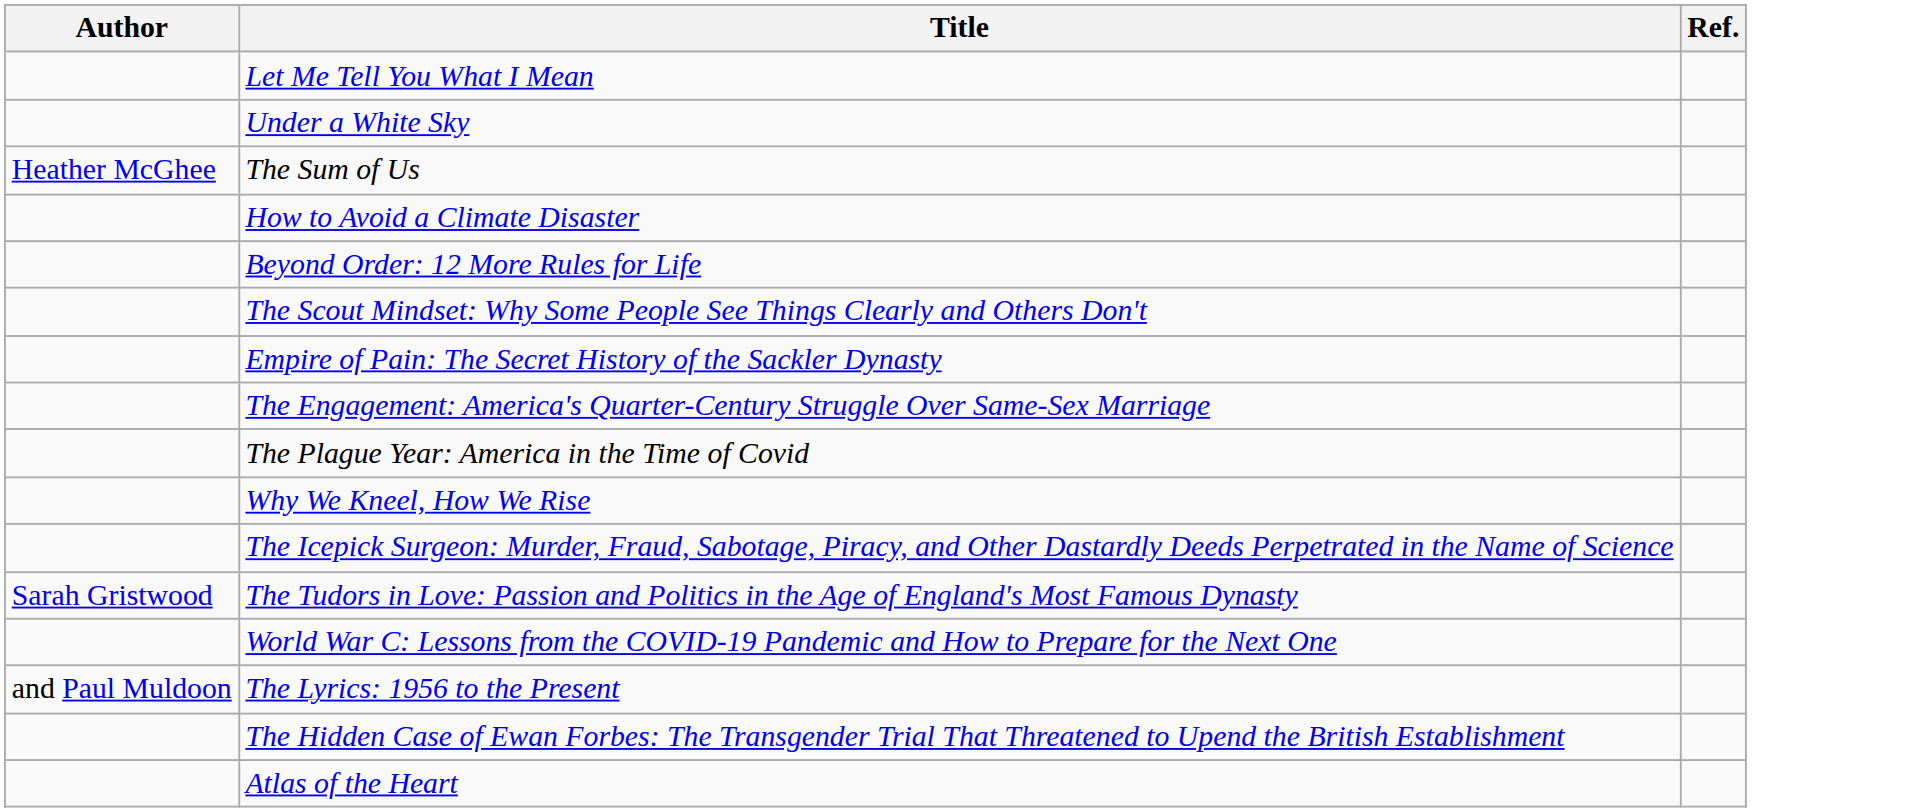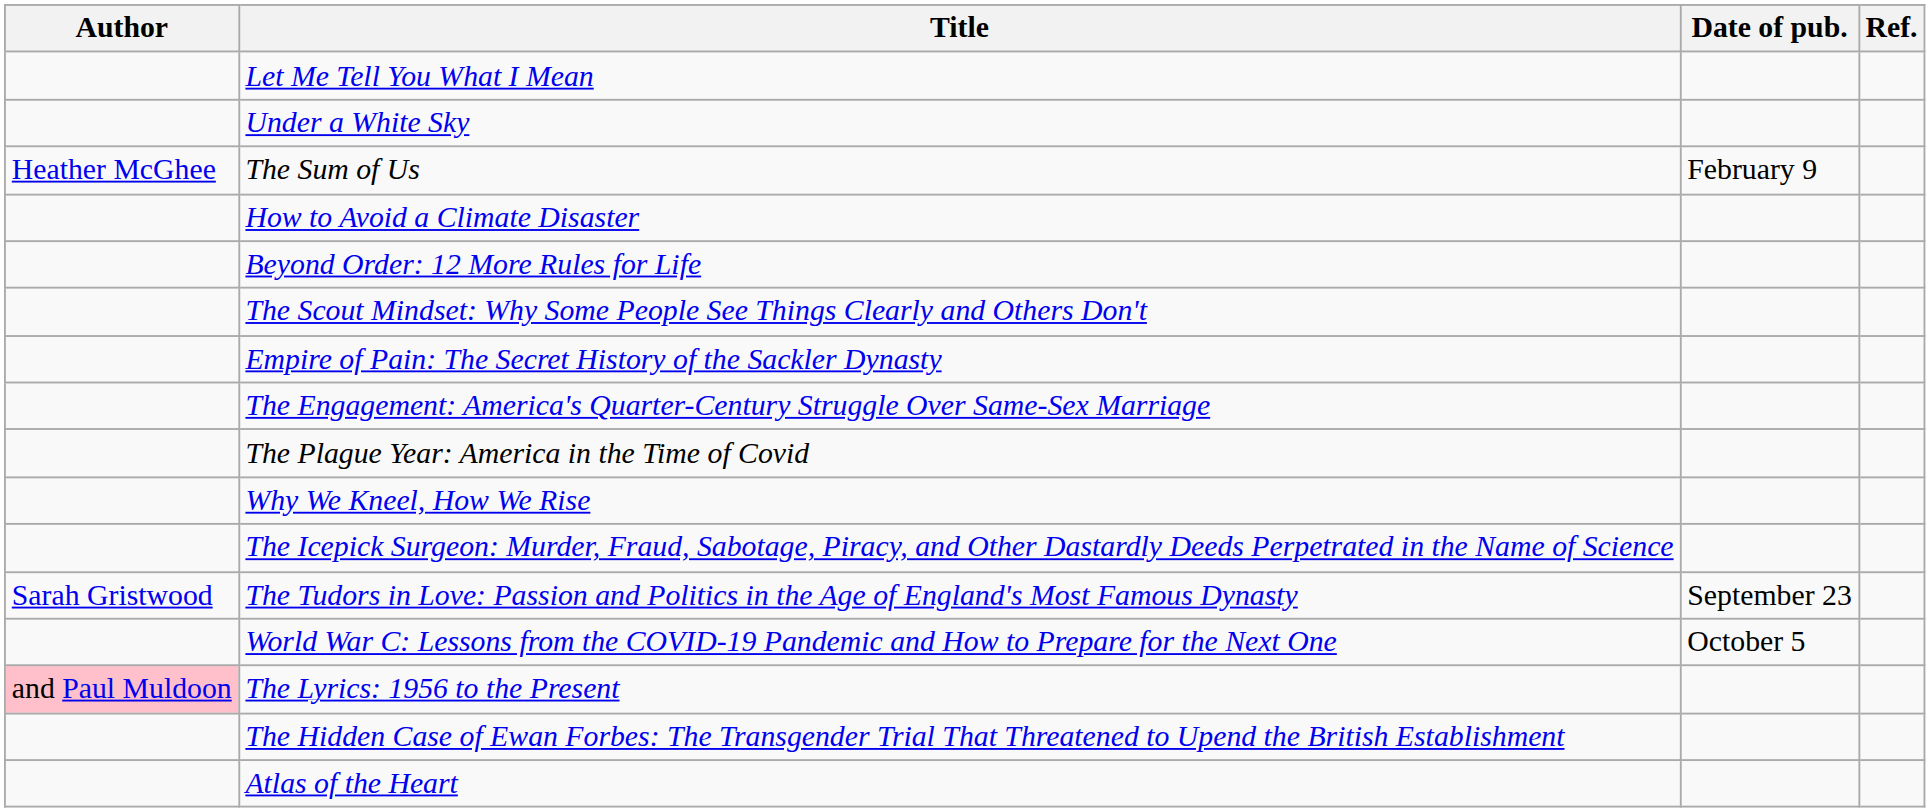+ column: (1770, 28)
(122, 688) no background -> (122, 688) pink background
